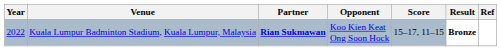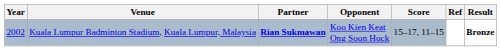columns swapped: (462, 12) <-> (487, 12)
(16, 33) 2022 -> (16, 33) 2002
